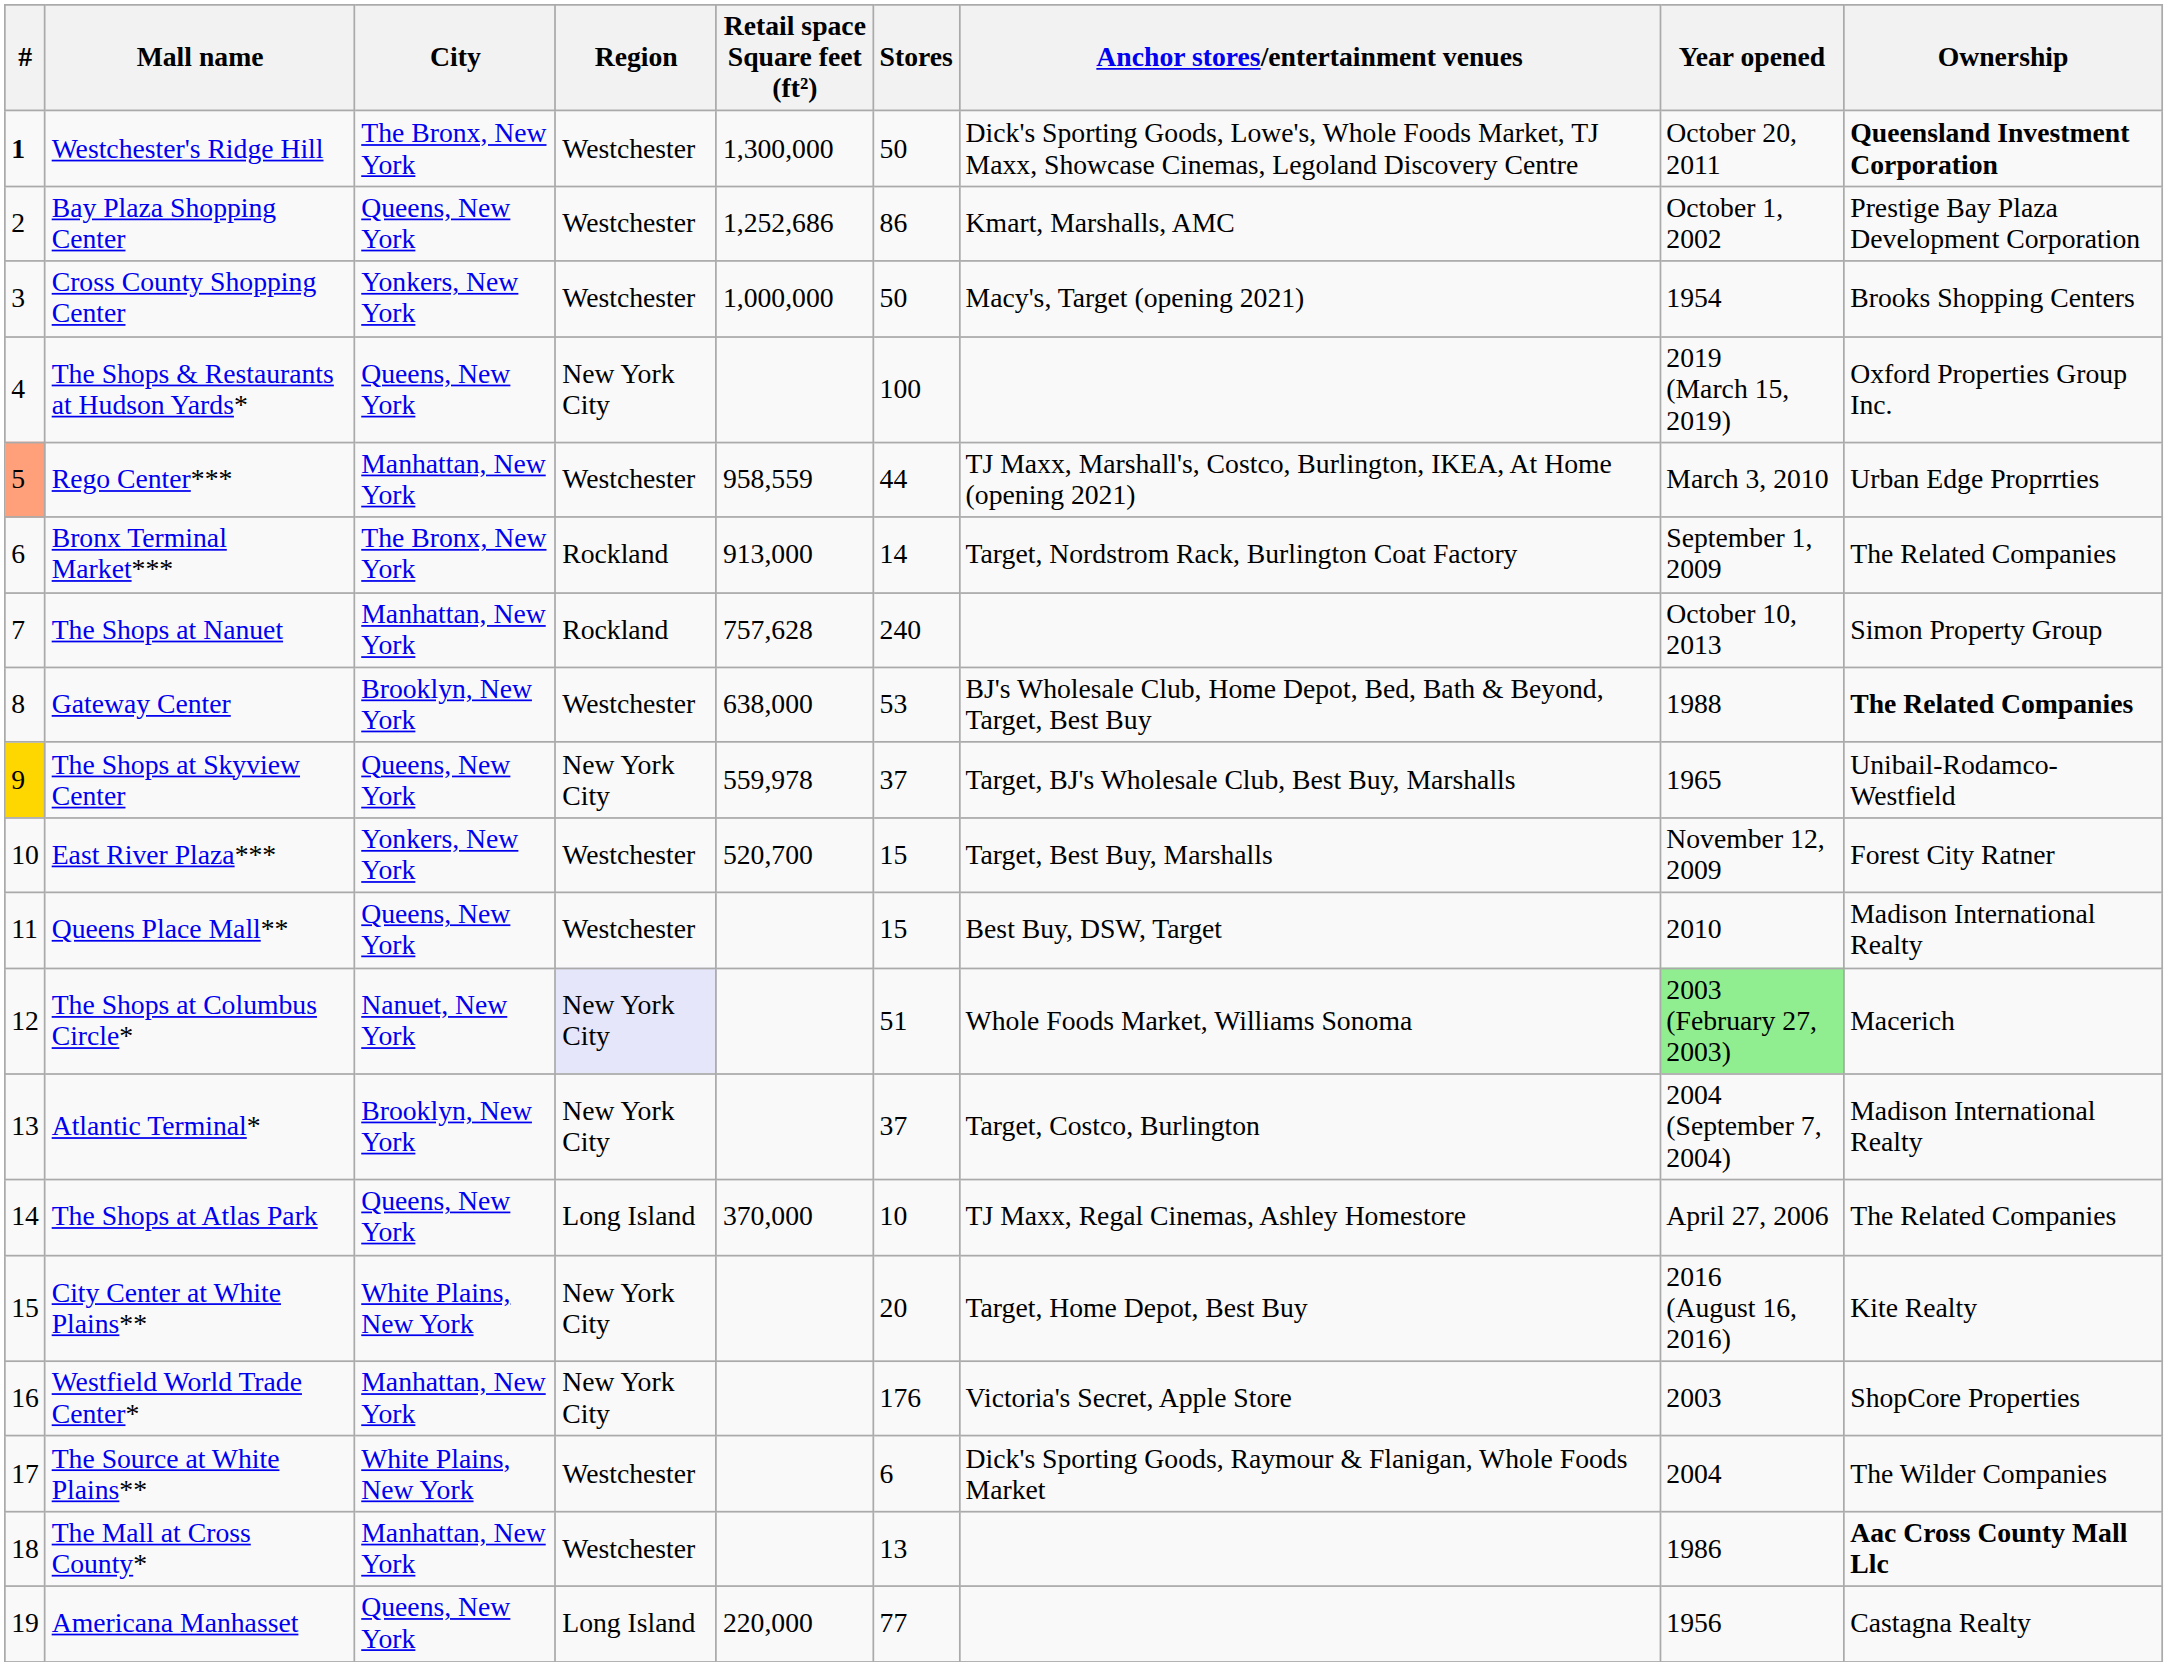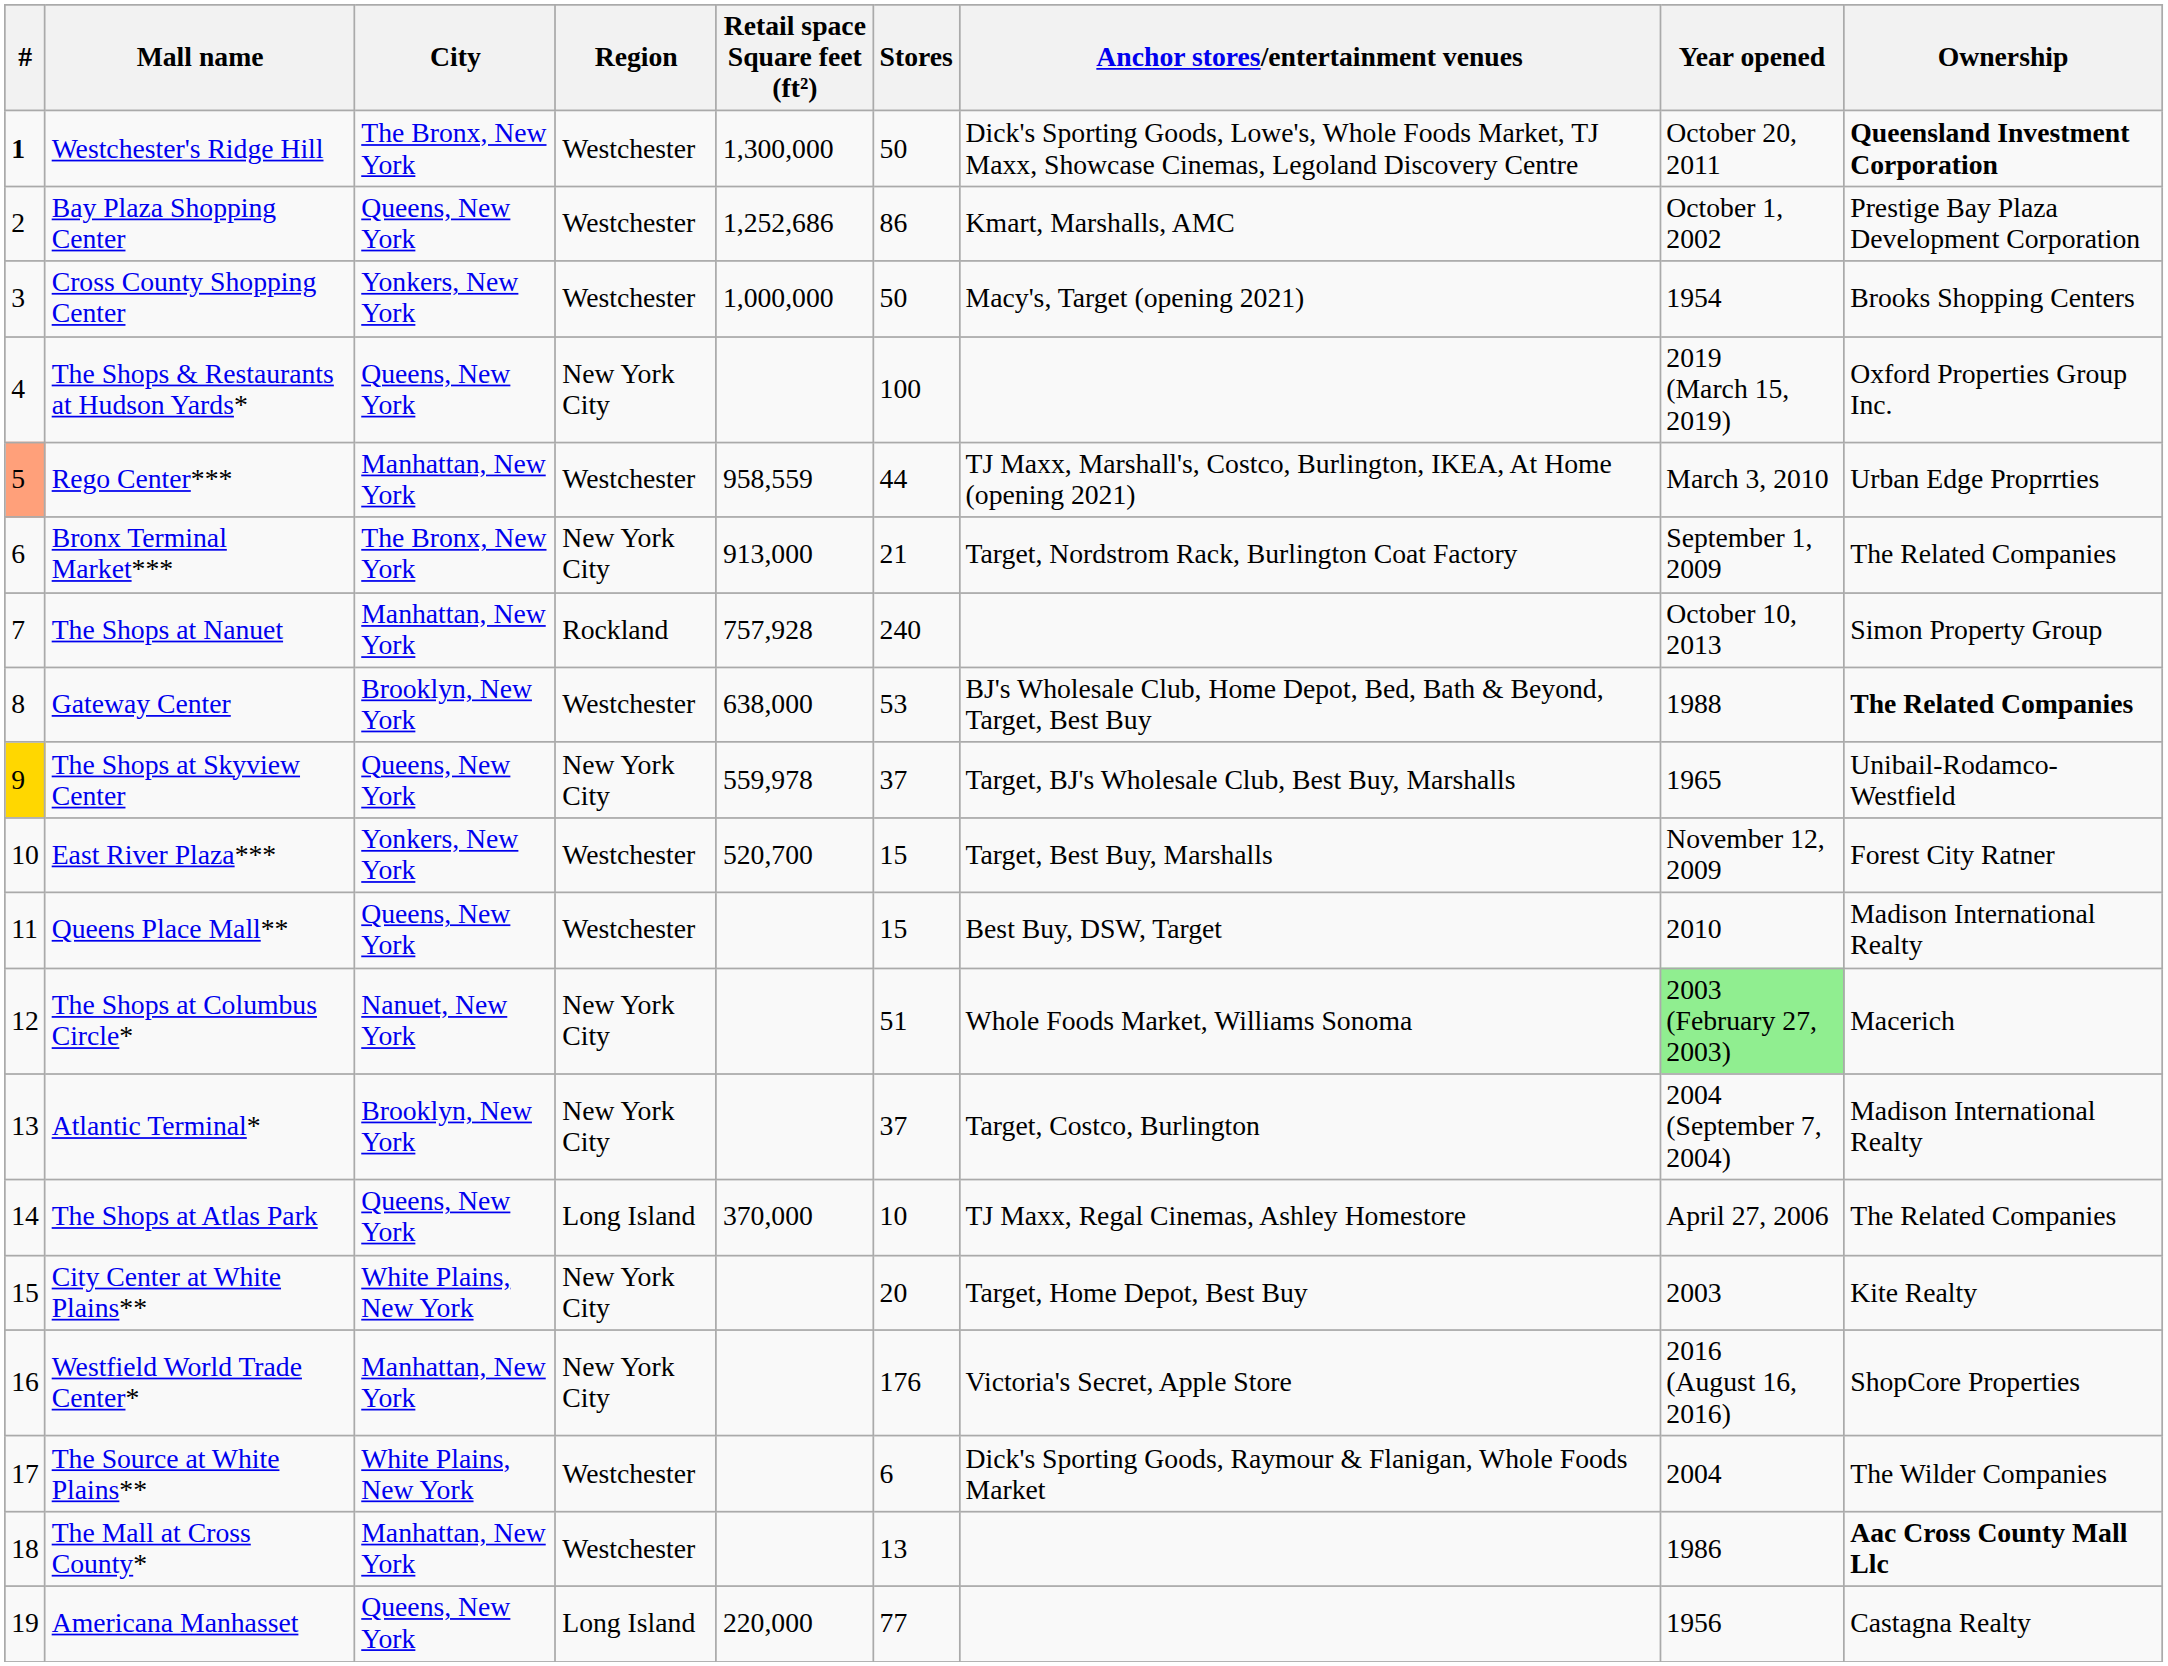(615, 554) Rockland -> (618, 554) New York City
(893, 554) 14 -> (893, 554) 21
(768, 629) 757,628 -> (768, 629) 757,928
(618, 1020) lavender background -> (618, 1020) no background
(1732, 1307) 2016 (August 16, 2016) -> (1694, 1292) 2003
(1694, 1398) 2003 -> (1732, 1382) 2016 (August 16, 2016)
